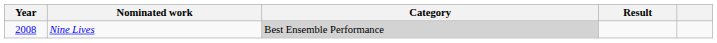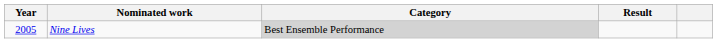(26, 29) 2008 -> (26, 29) 2005
